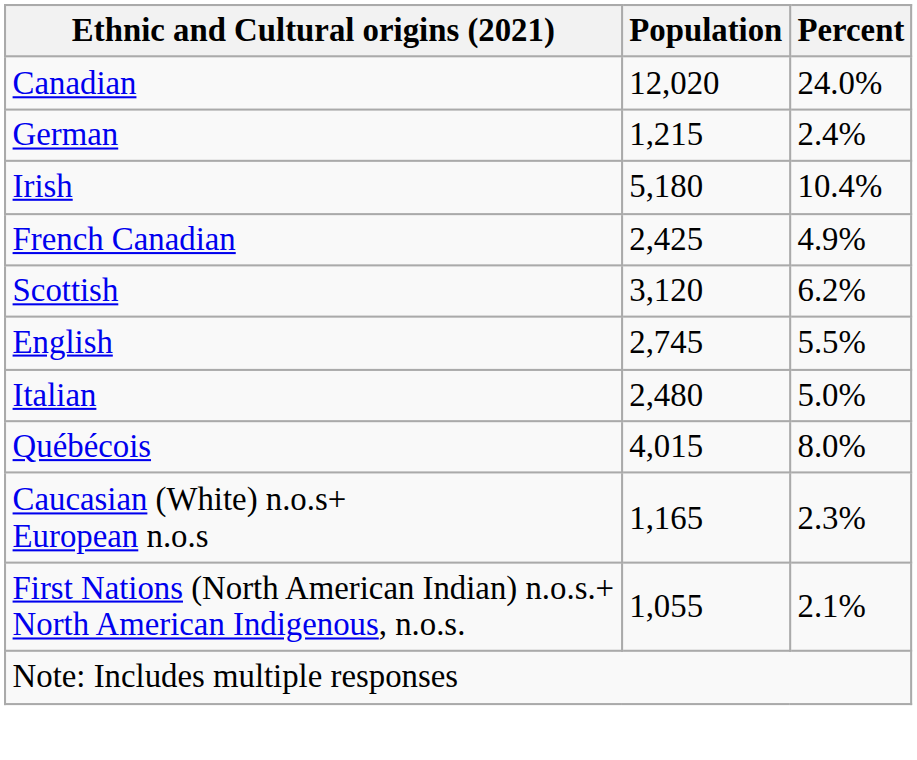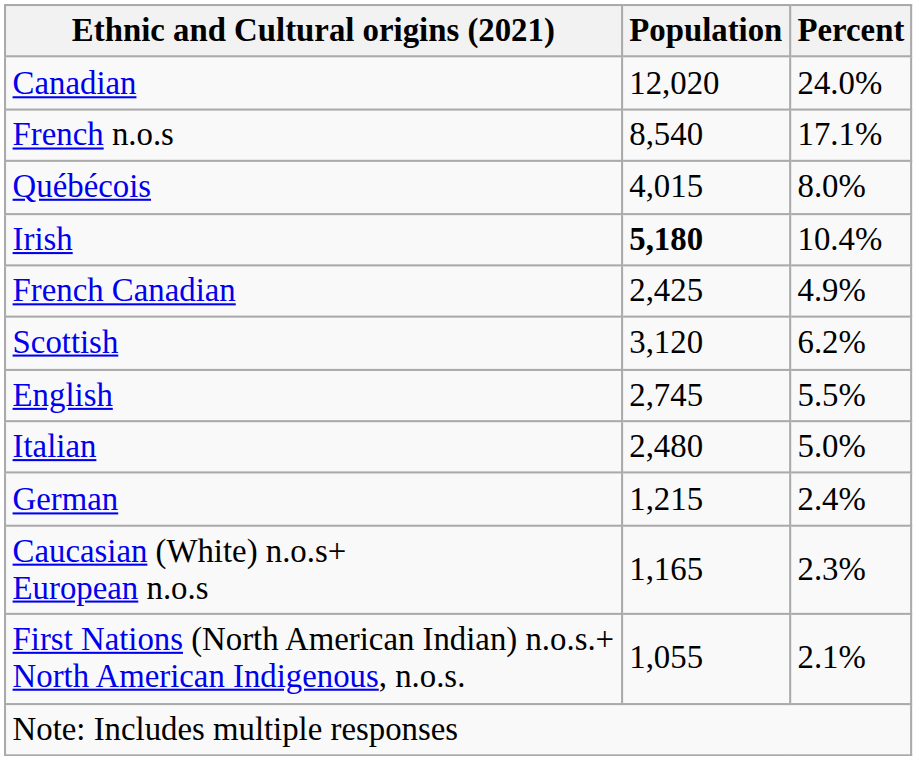+ row: (93, 134)
rows swapped: (82, 446) <-> (65, 134)
(666, 186) normal -> (666, 238) bold
